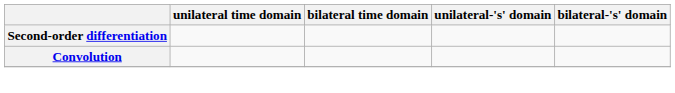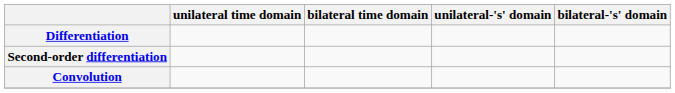+ row: (87, 35)
